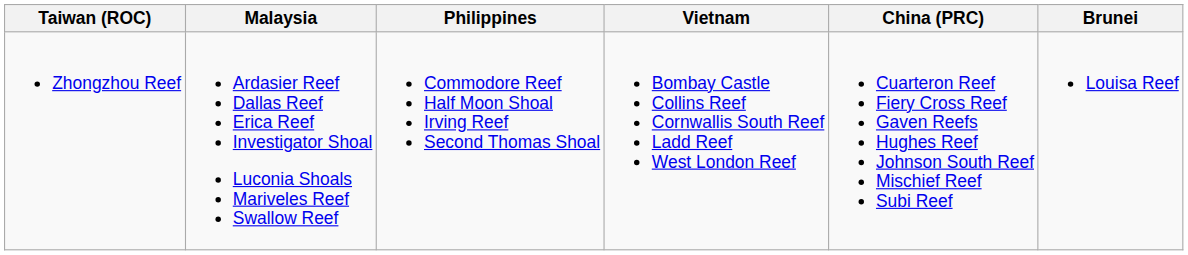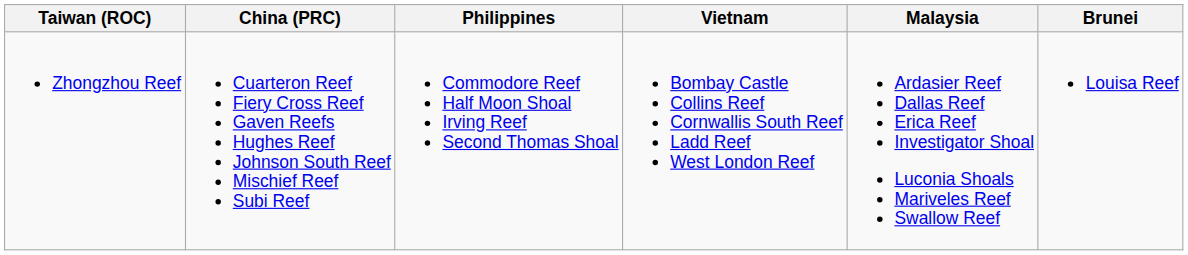columns swapped: (933, 18) <-> (281, 18)
